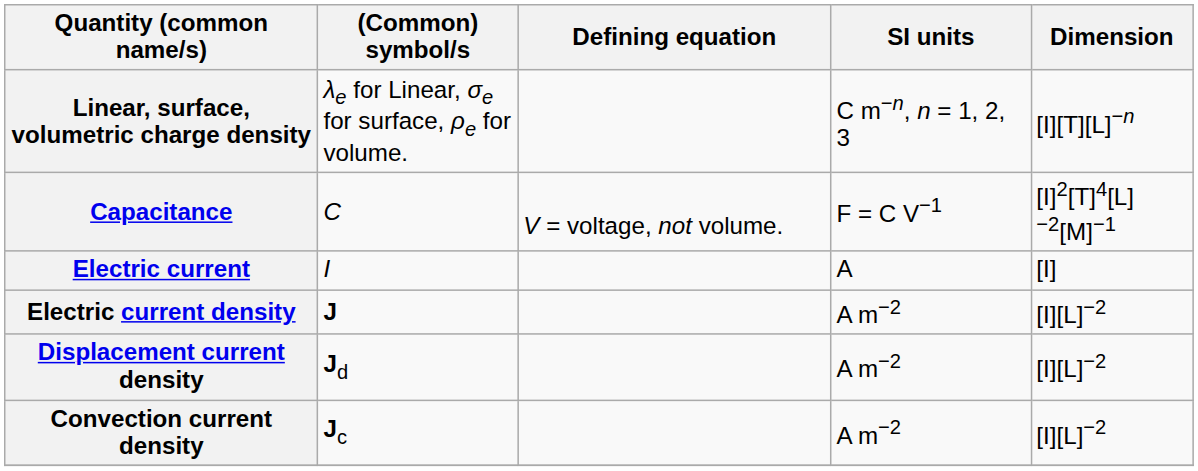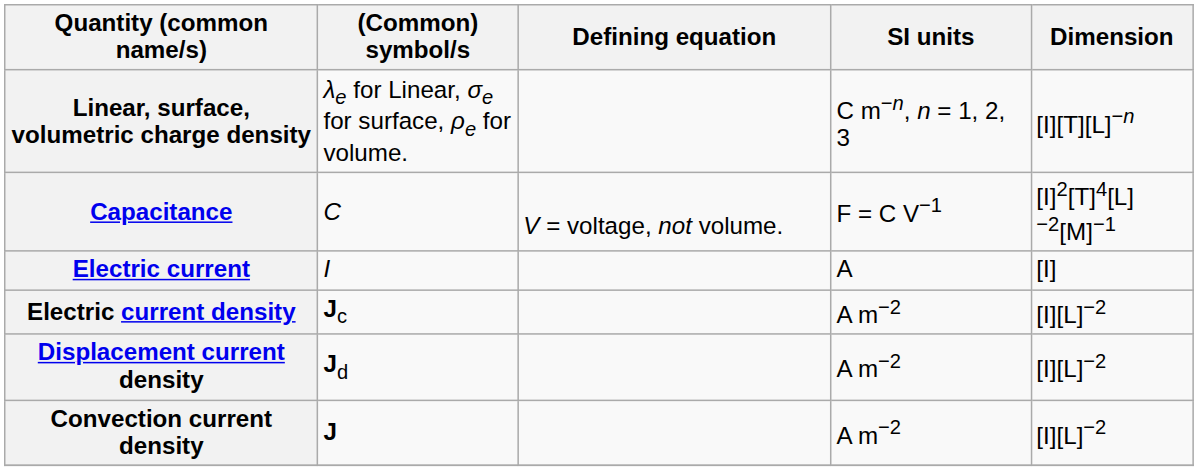(330, 311) J -> (335, 312) Jc
(335, 433) Jc -> (330, 432) J
